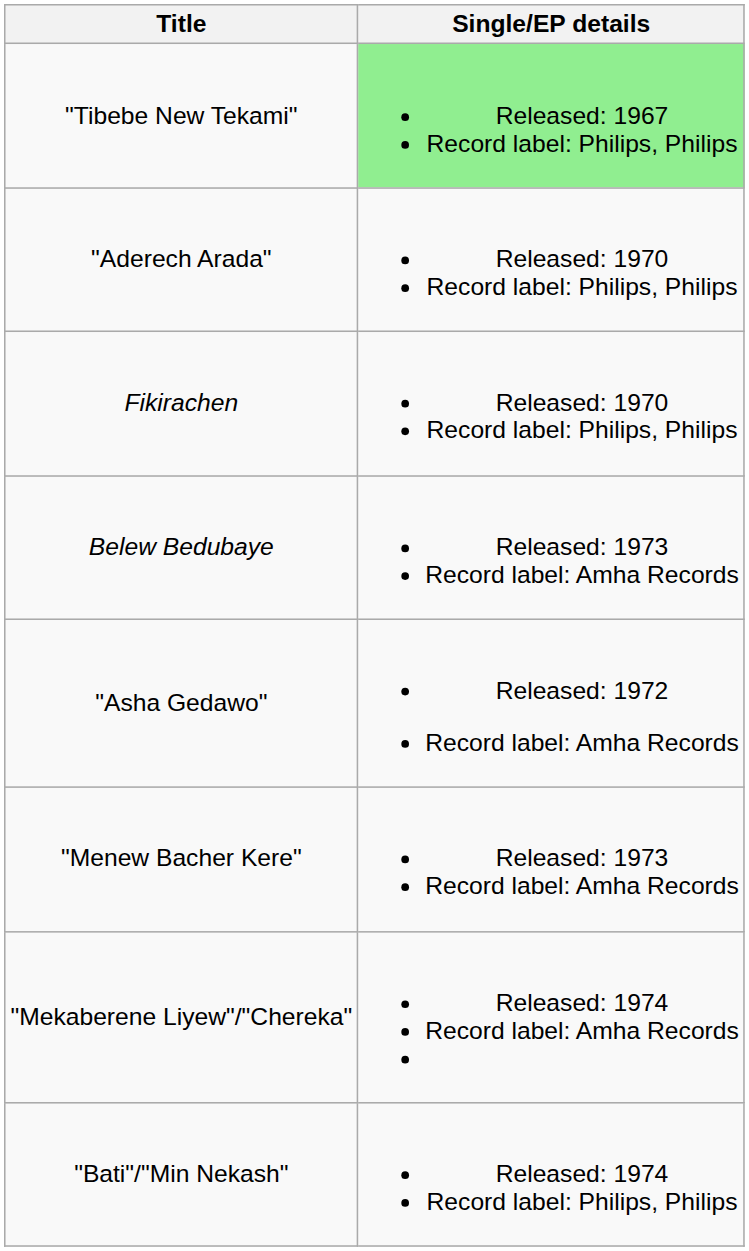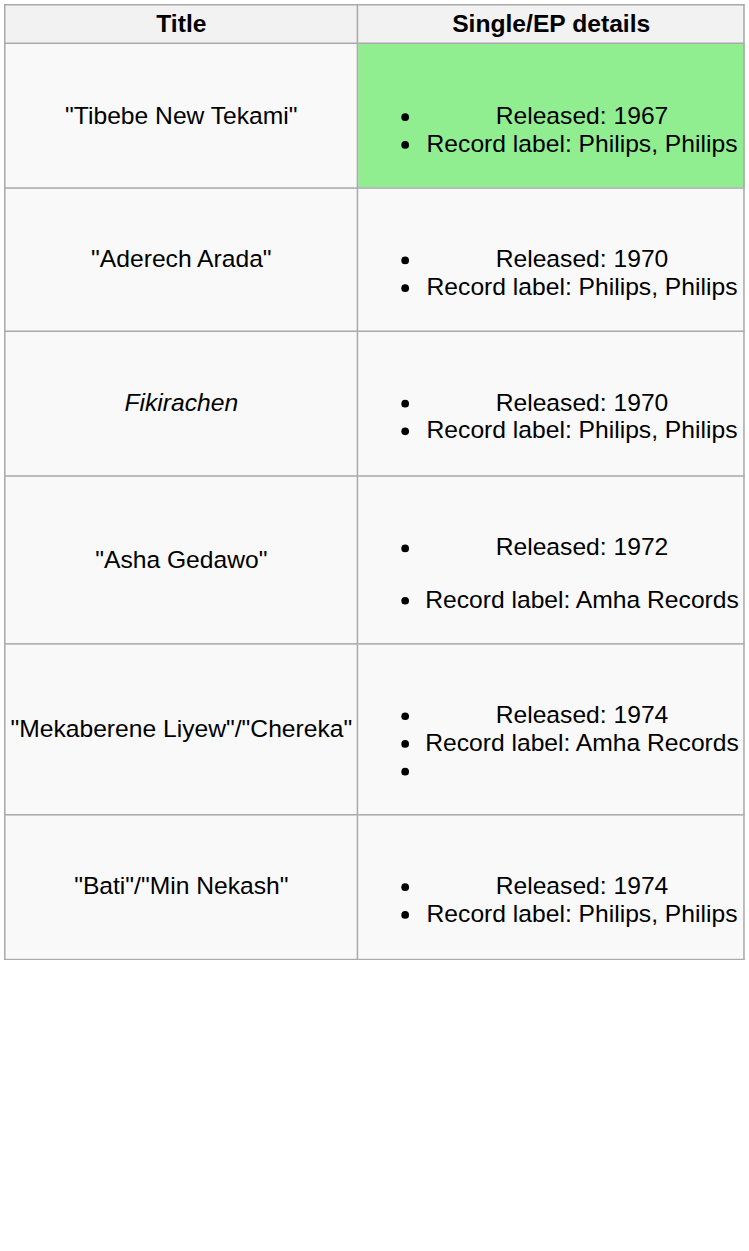- row: (181, 546)
- row: (181, 859)
